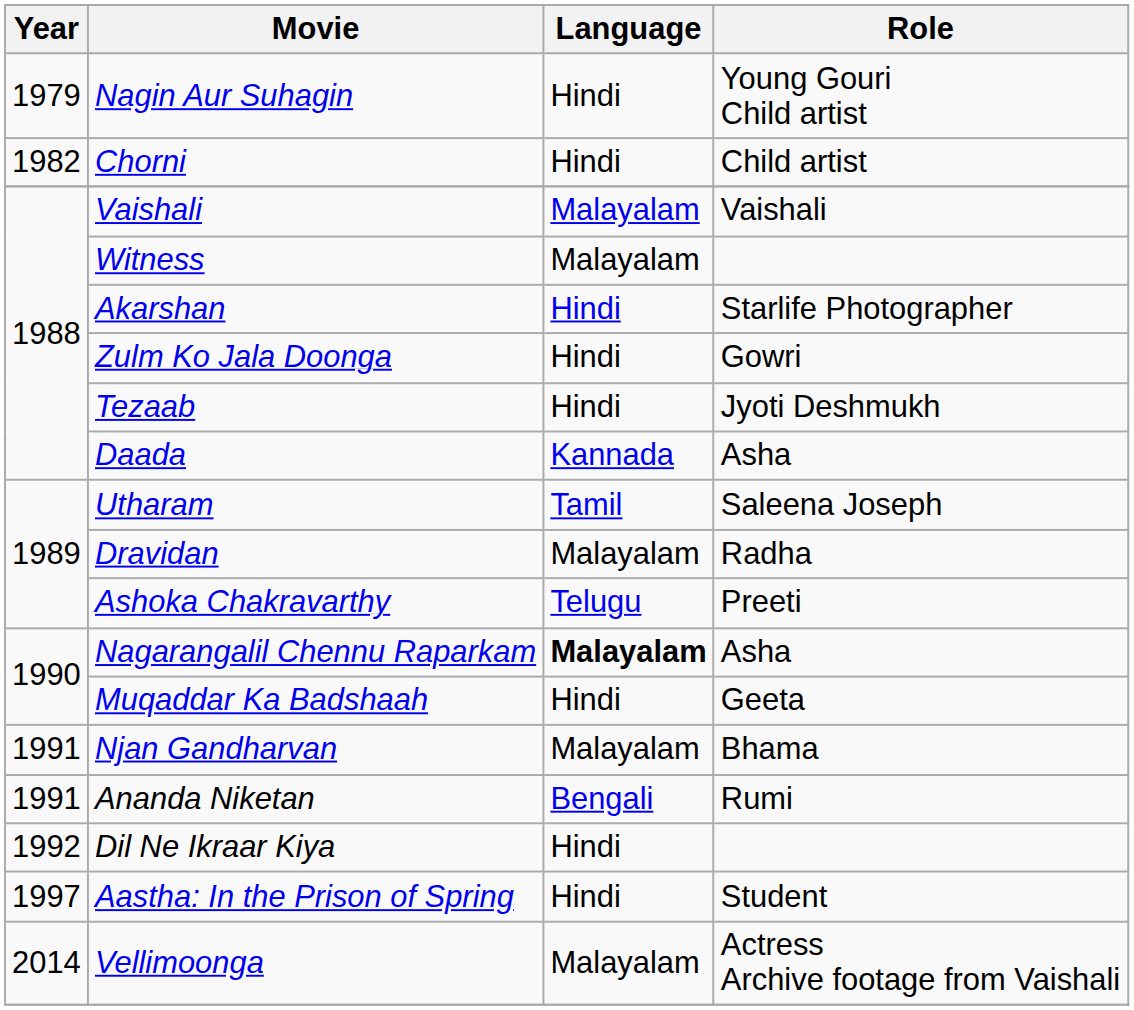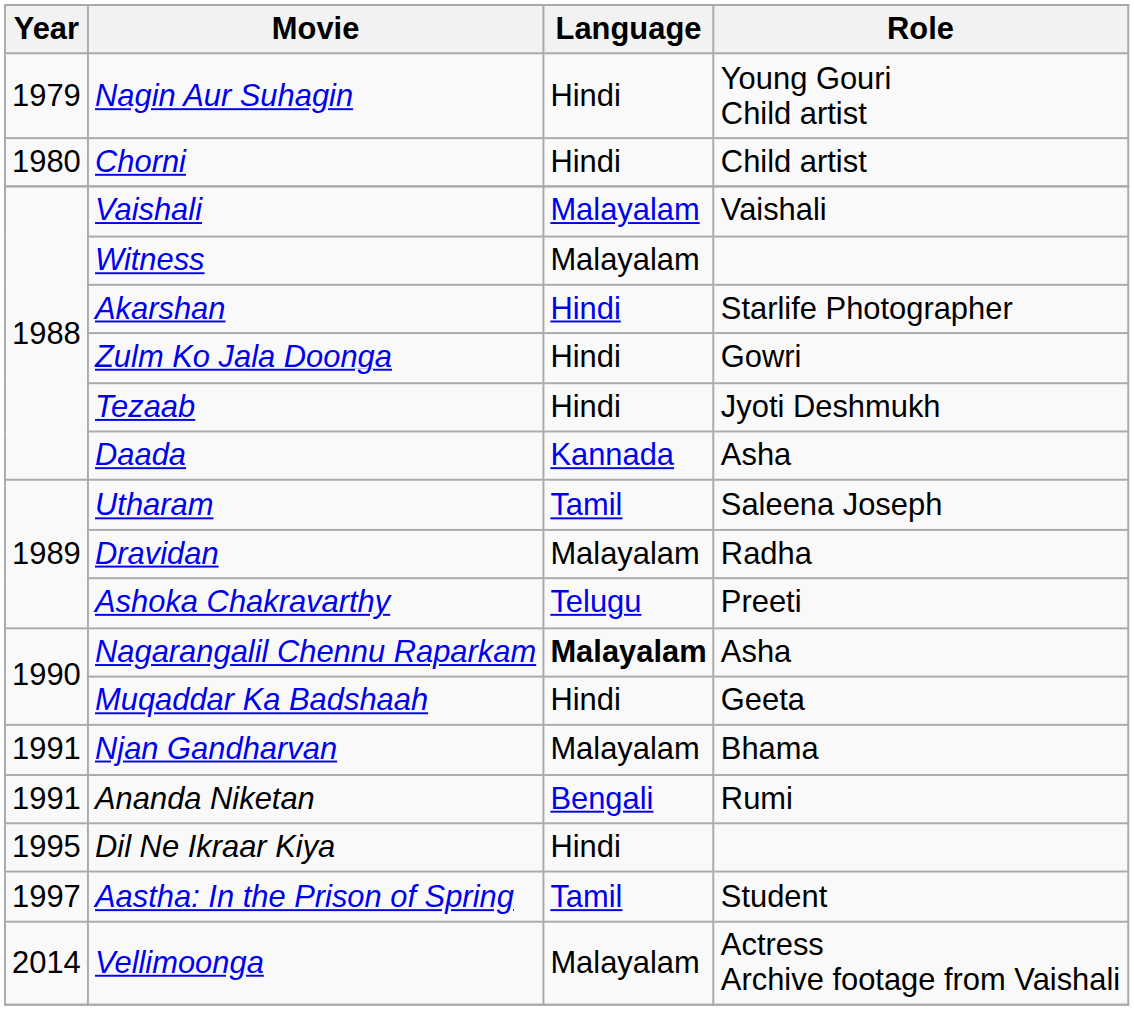(46, 161) 1982 -> (46, 161) 1980
(46, 847) 1992 -> (46, 847) 1995
(586, 896) Hindi -> (586, 896) Tamil
